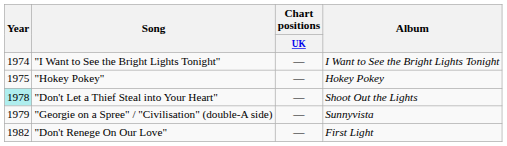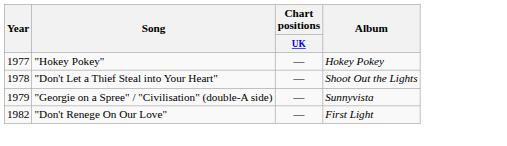- row: (127, 61)
(18, 79) 1975 -> (18, 61) 1977
(18, 97) paleturquoise background -> (18, 79) no background
